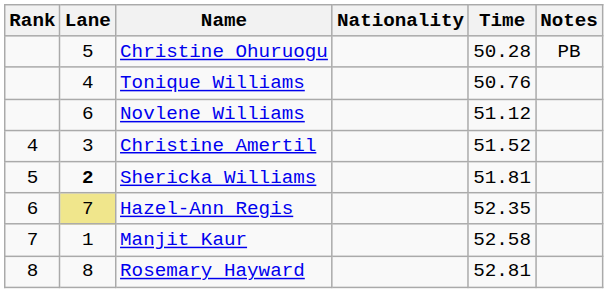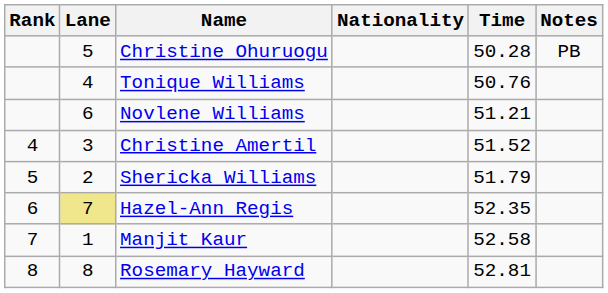(502, 114) 51.12 -> (502, 114) 51.21
(88, 177) bold -> (88, 177) normal
(502, 177) 51.81 -> (502, 177) 51.79
